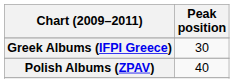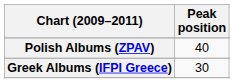rows swapped: (90, 48) <-> (90, 68)
